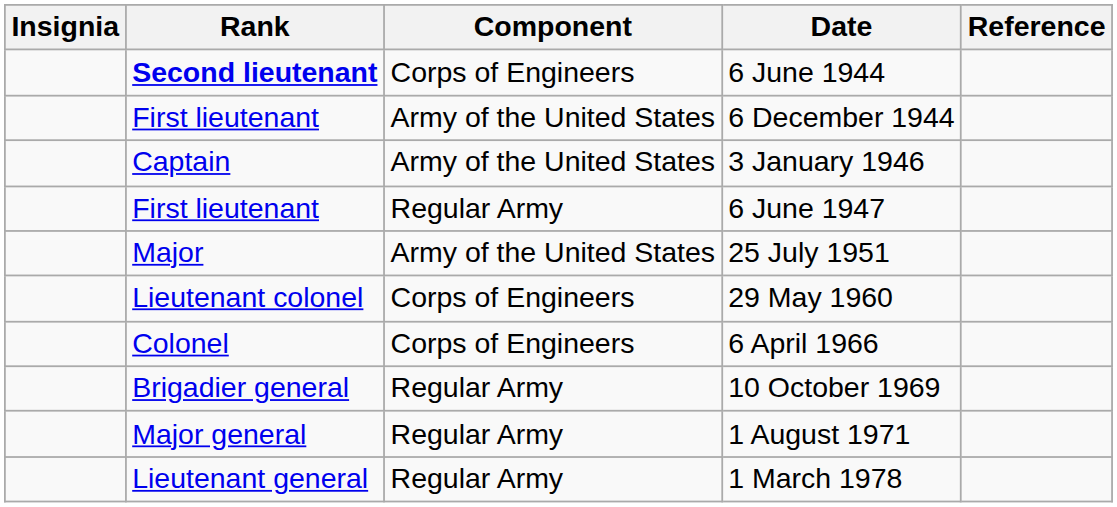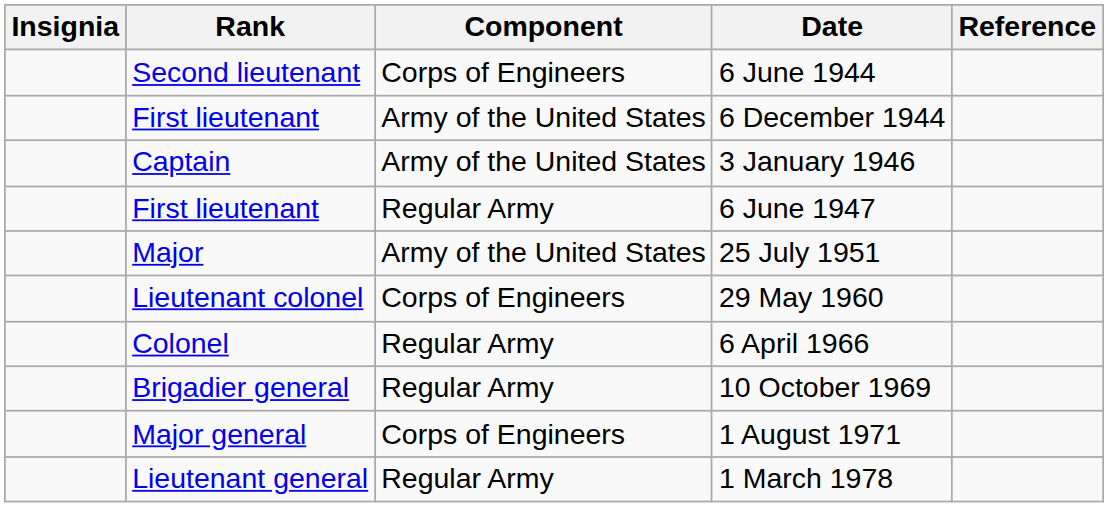(255, 72) bold -> (246, 72) normal
(512, 343) Corps of Engineers -> (468, 343) Regular Army
(477, 433) Regular Army -> (503, 433) Corps of Engineers
